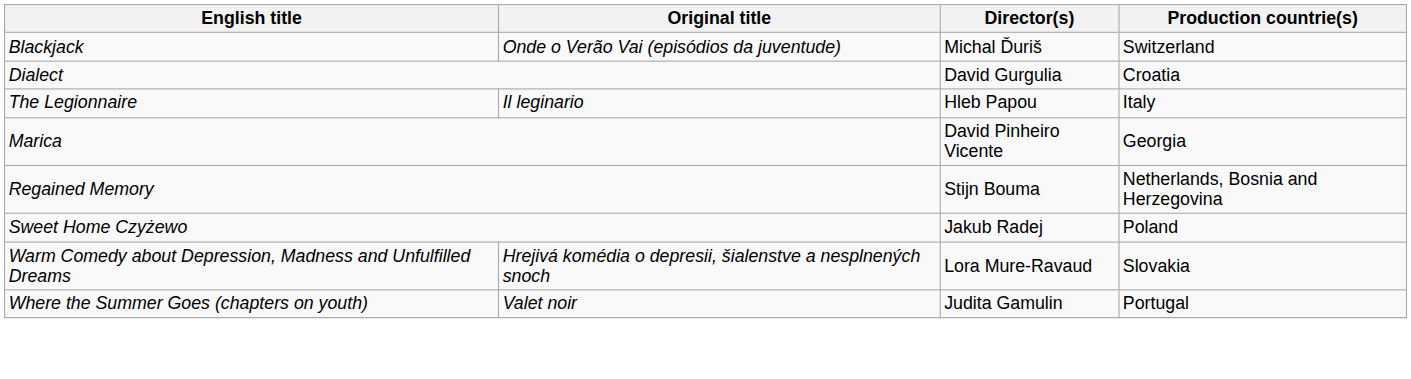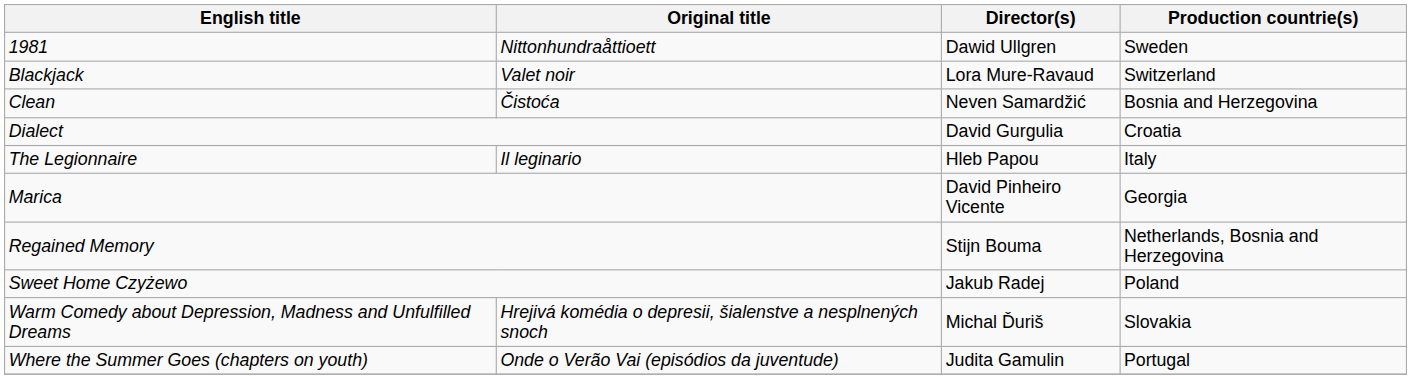+ row: (28, 46)
(672, 46) Onde o Verão Vai (episódios da juventude) -> (538, 74) Valet noir
(993, 46) Michal Ďuriš -> (1020, 74) Lora Mure-Ravaud
+ row: (32, 103)
(1018, 265) Lora Mure-Ravaud -> (995, 322) Michal Ďuriš
(540, 303) Valet noir -> (670, 360) Onde o Verão Vai (episódios da juventude)
